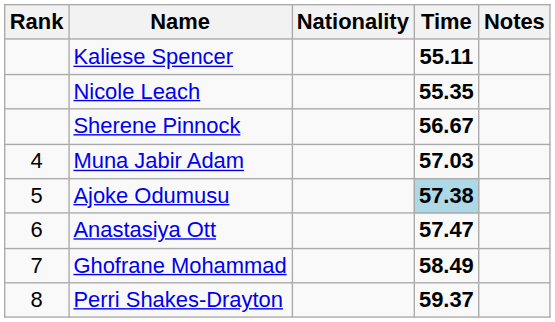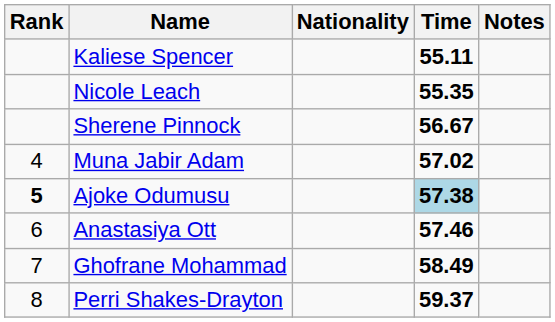(446, 160) 57.03 -> (446, 160) 57.02
(37, 195) normal -> (37, 195) bold
(446, 230) 57.47 -> (446, 230) 57.46
